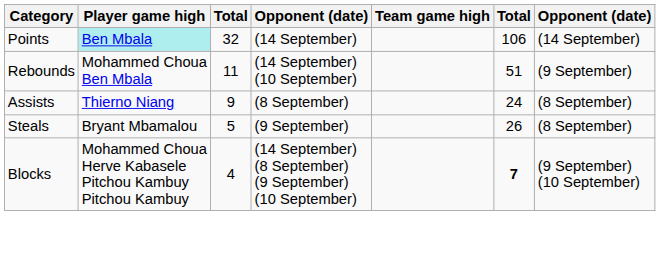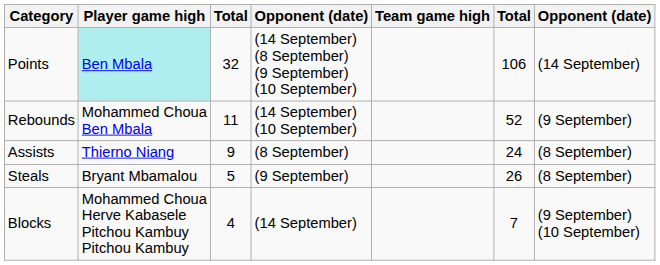(306, 39) (14 September) -> (306, 64) (14 September) (8 September) (9 September) (10 September)
(514, 71) 51 -> (514, 120) 52
(306, 174) (14 September) (8 September) (9 September) (10 September) -> (306, 223) (14 September)
(514, 174) bold -> (514, 223) normal
